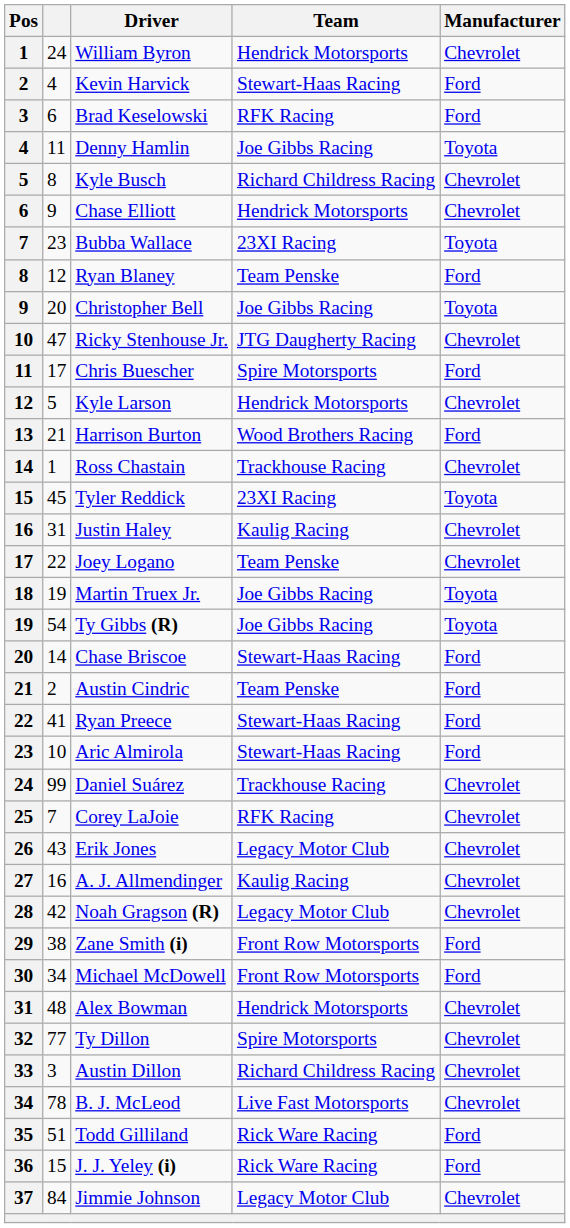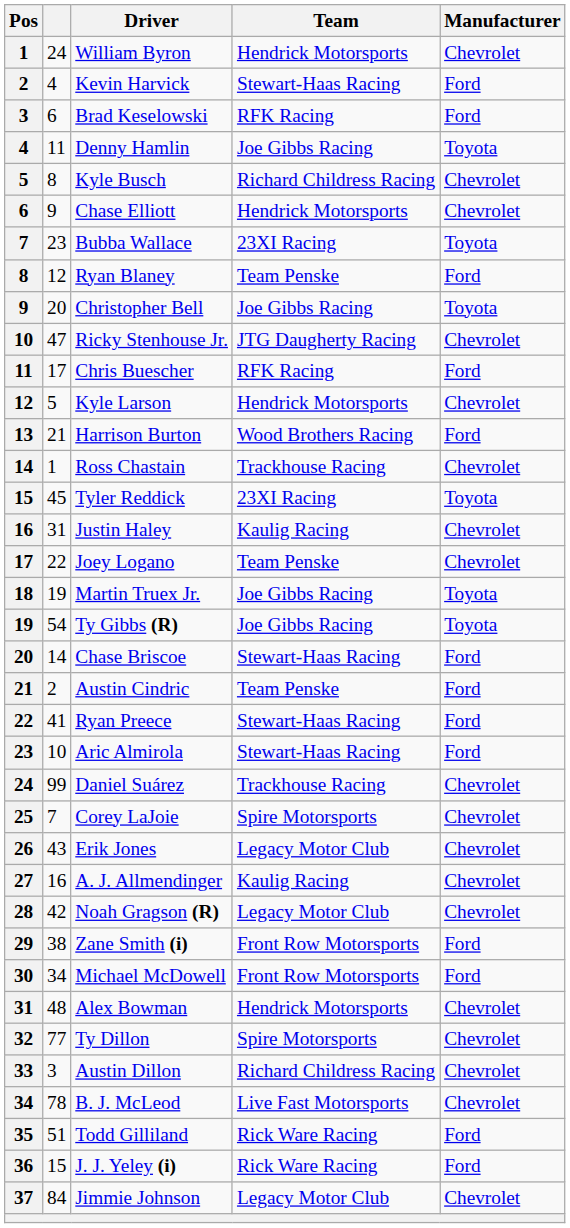(307, 370) Spire Motorsports -> (285, 370) RFK Racing
(285, 816) RFK Racing -> (307, 816) Spire Motorsports
